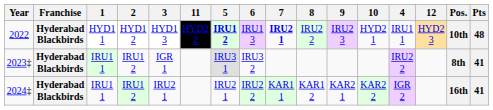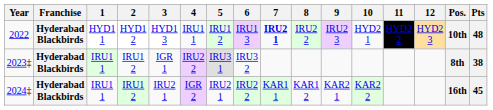columns swapped: (402, 12) <-> (196, 12)
(225, 34) bold -> (220, 34) normal
(479, 62) 41 -> (478, 62) 38
(479, 90) 41 -> (478, 90) 45
